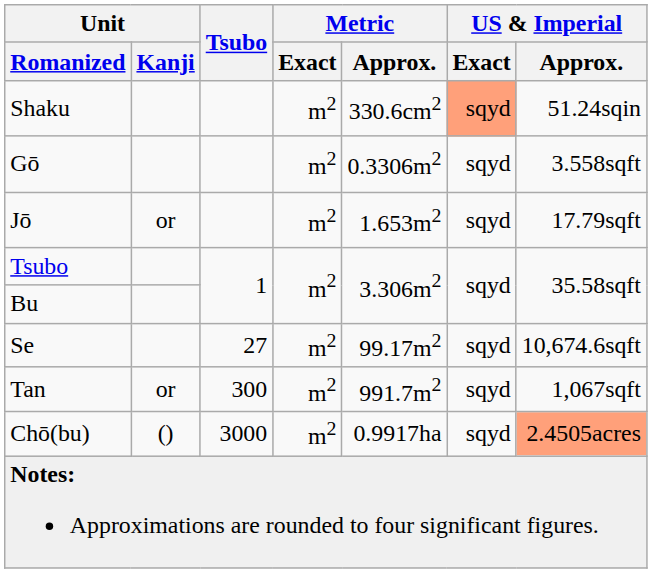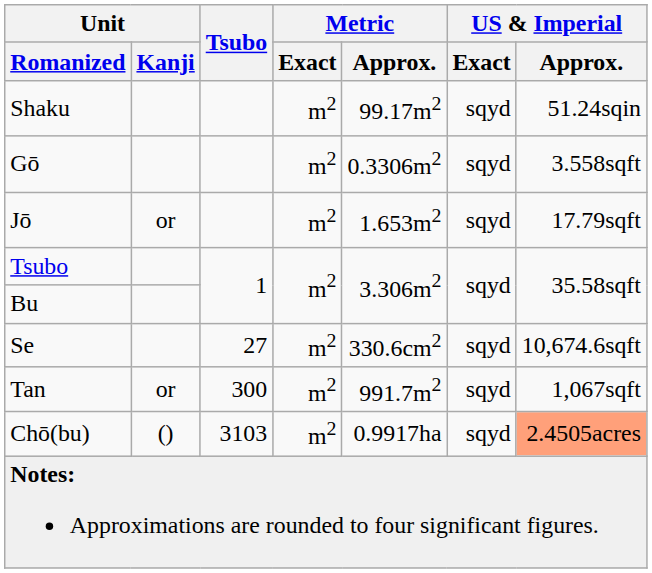(395, 107) 330.6cm2 -> (400, 107) 99.17m2
(488, 107) lightsalmon background -> (488, 107) no background
(400, 344) 99.17m2 -> (395, 344) 330.6cm2
(243, 433) 3000 -> (243, 433) 3103
